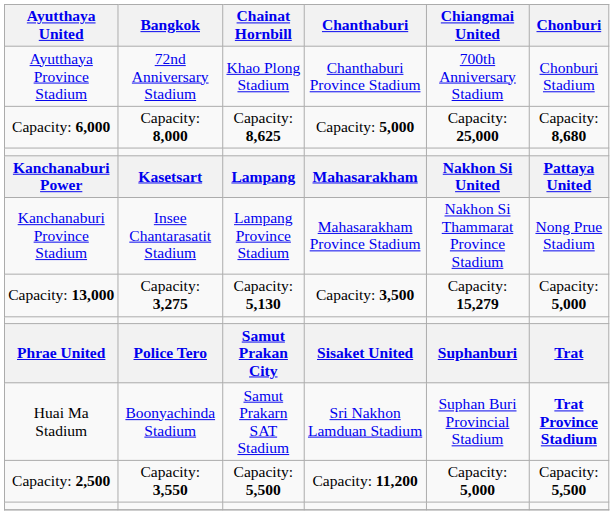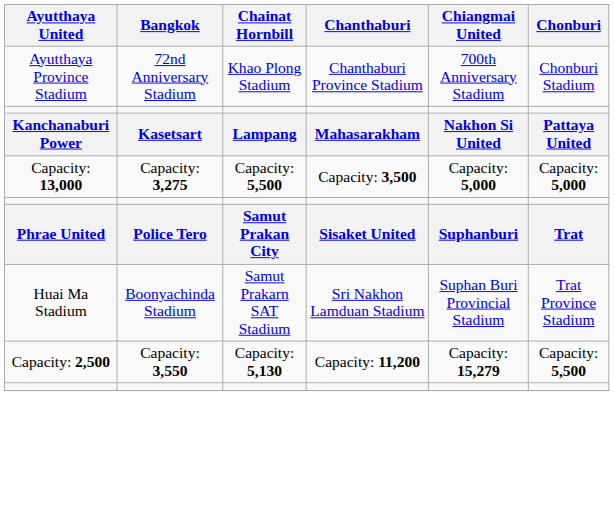- row: (61, 127)
- row: (61, 235)
(263, 295) Capacity: 5,130 -> (265, 176) Capacity: 5,500
(477, 295) Capacity: 15,279 -> (478, 176) Capacity: 5,000
(569, 421) bold -> (569, 302) normal
(263, 481) Capacity: 5,500 -> (265, 362) Capacity: 5,130
(477, 481) Capacity: 5,000 -> (478, 362) Capacity: 15,279
